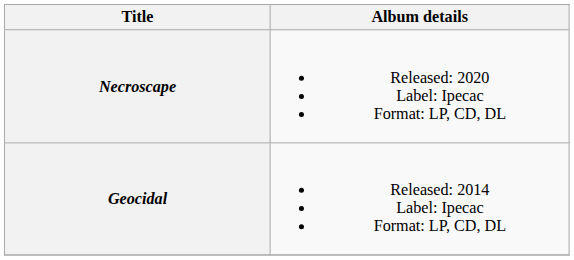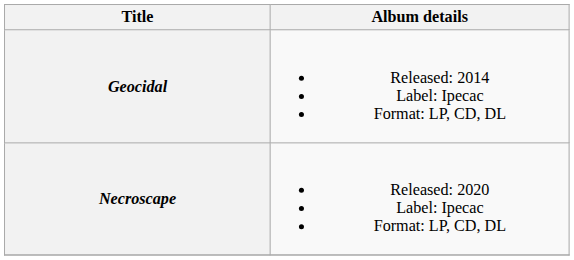rows swapped: (138, 198) <-> (138, 86)
